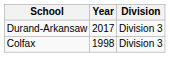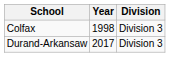rows swapped: (21, 44) <-> (47, 28)
